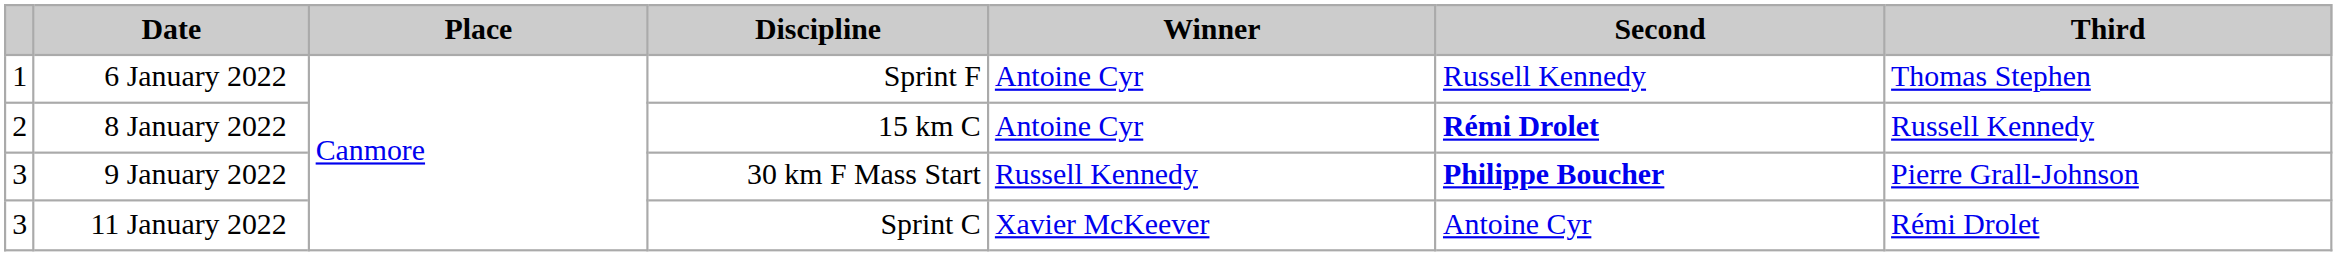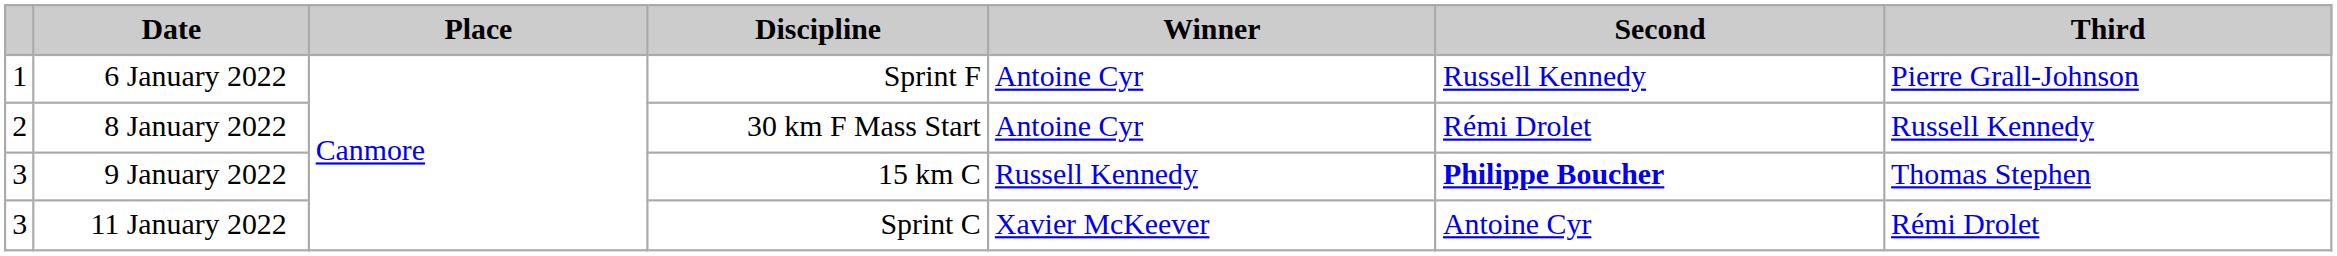(1991, 77) Thomas Stephen -> (2015, 77) Pierre Grall-Johnson
(929, 126) 15 km C -> (864, 126) 30 km F Mass Start
(1521, 126) bold -> (1517, 126) normal
(864, 175) 30 km F Mass Start -> (929, 175) 15 km C
(2015, 175) Pierre Grall-Johnson -> (1991, 175) Thomas Stephen
